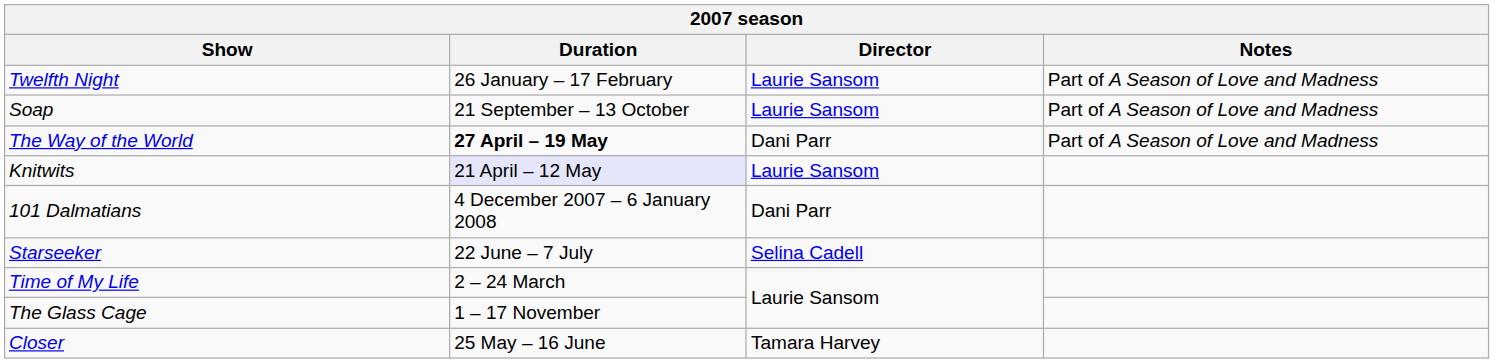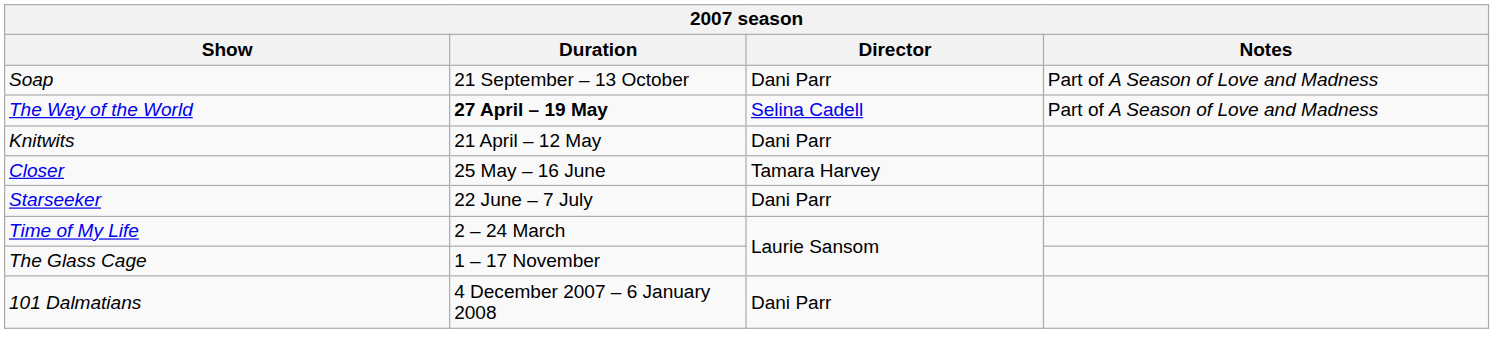- row: (64, 79)
(815, 110) Laurie Sansom -> (791, 79) Dani Parr
(791, 140) Dani Parr -> (807, 110) Selina Cadell
(528, 170) lavender background -> (528, 140) no background
(815, 170) Laurie Sansom -> (791, 140) Dani Parr
rows swapped: (36, 342) <-> (75, 211)
(807, 252) Selina Cadell -> (791, 200) Dani Parr
